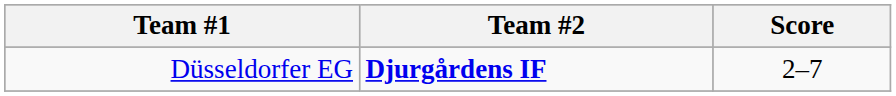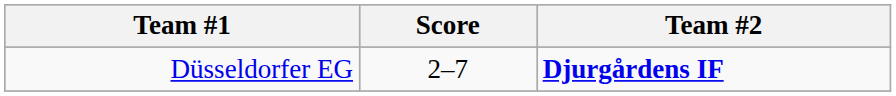columns swapped: (802, 25) <-> (536, 25)
